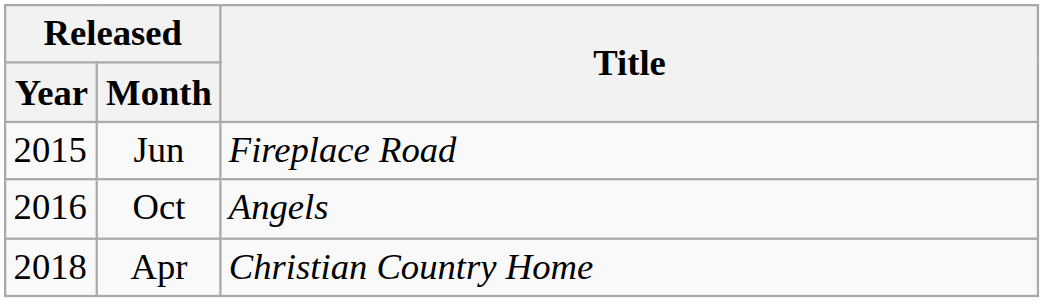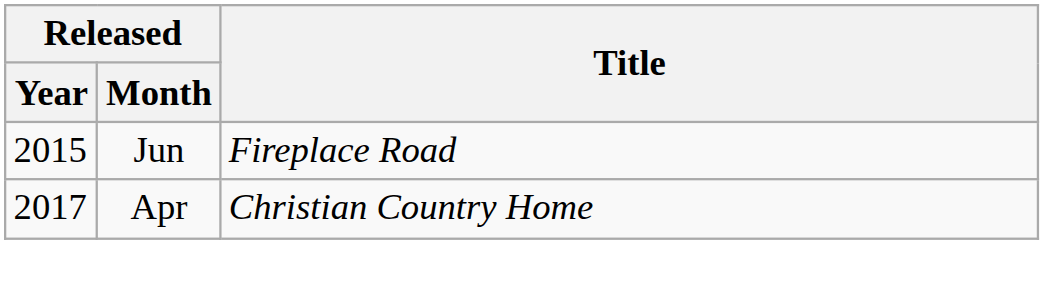- row: (159, 207)
(50, 265) 2018 -> (50, 207) 2017
